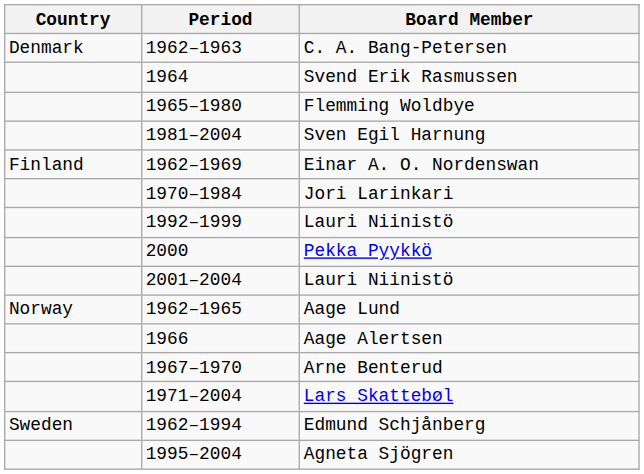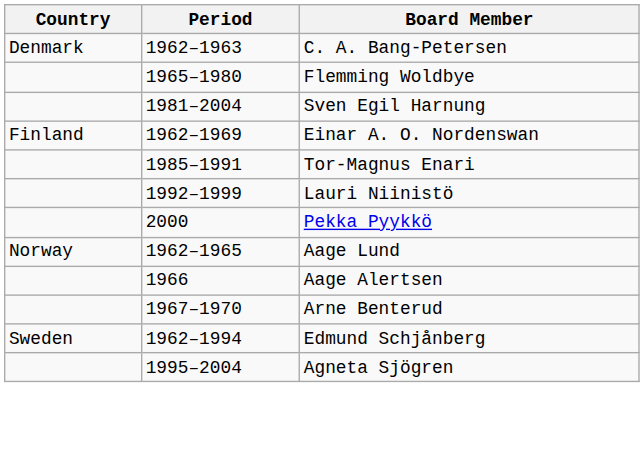- row: (167, 77)
- row: (194, 193)
+ row: (194, 164)
- row: (194, 280)
- row: (194, 397)
